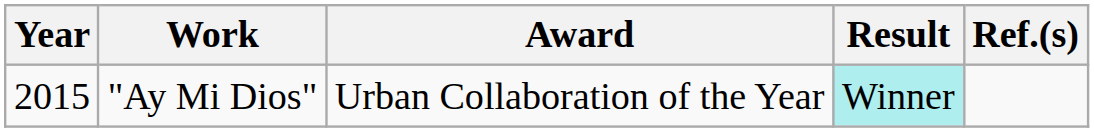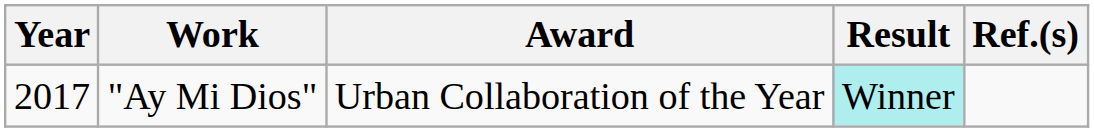(52, 95) 2015 -> (52, 95) 2017
